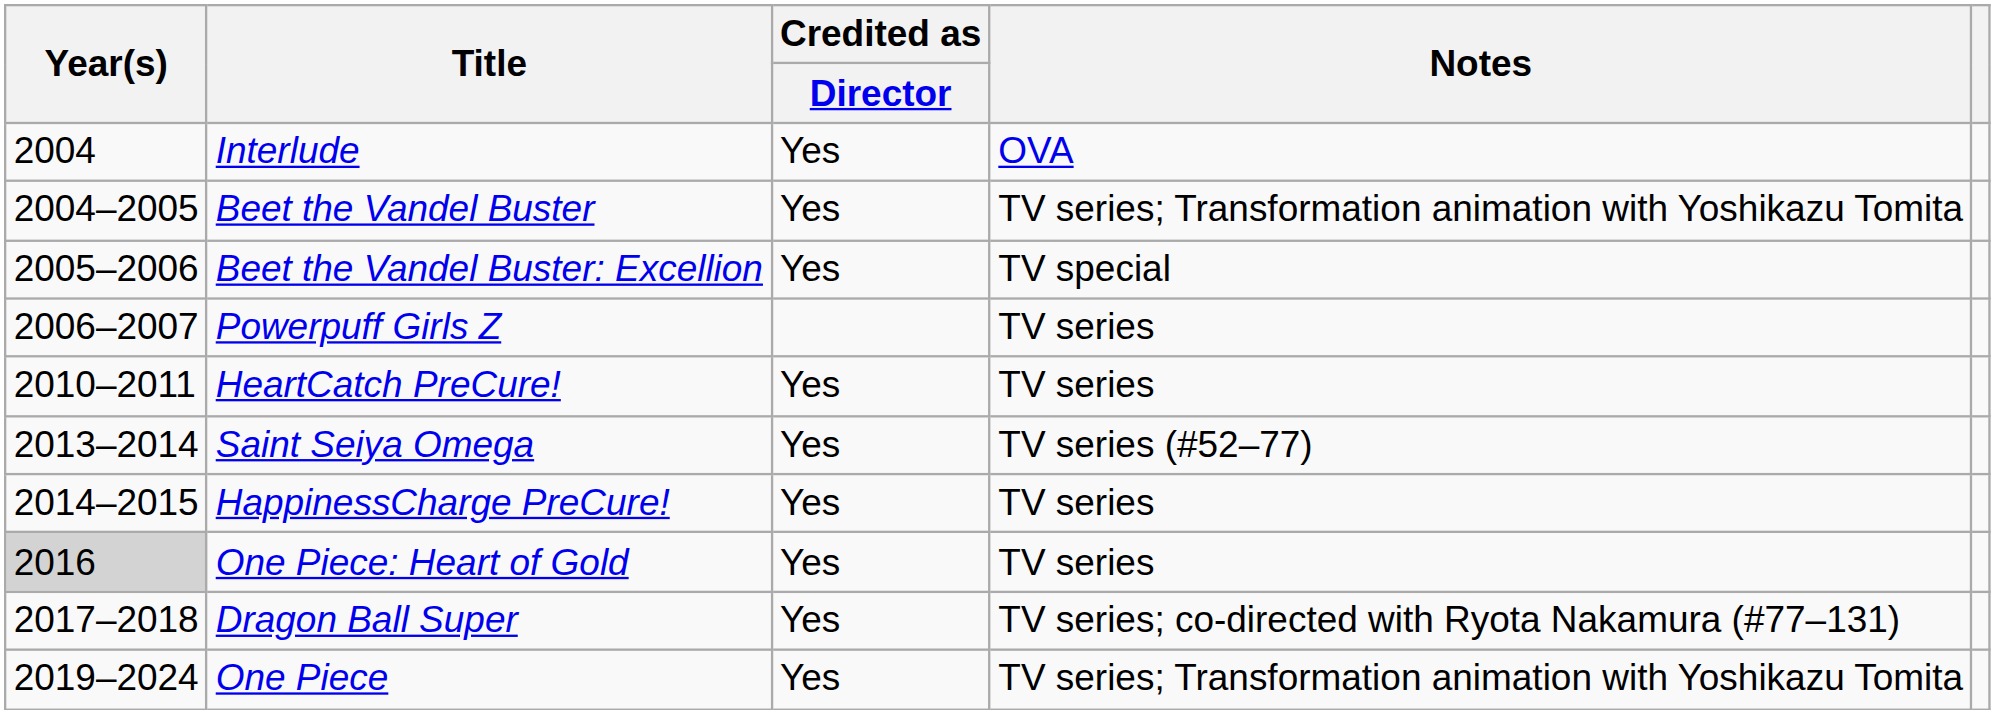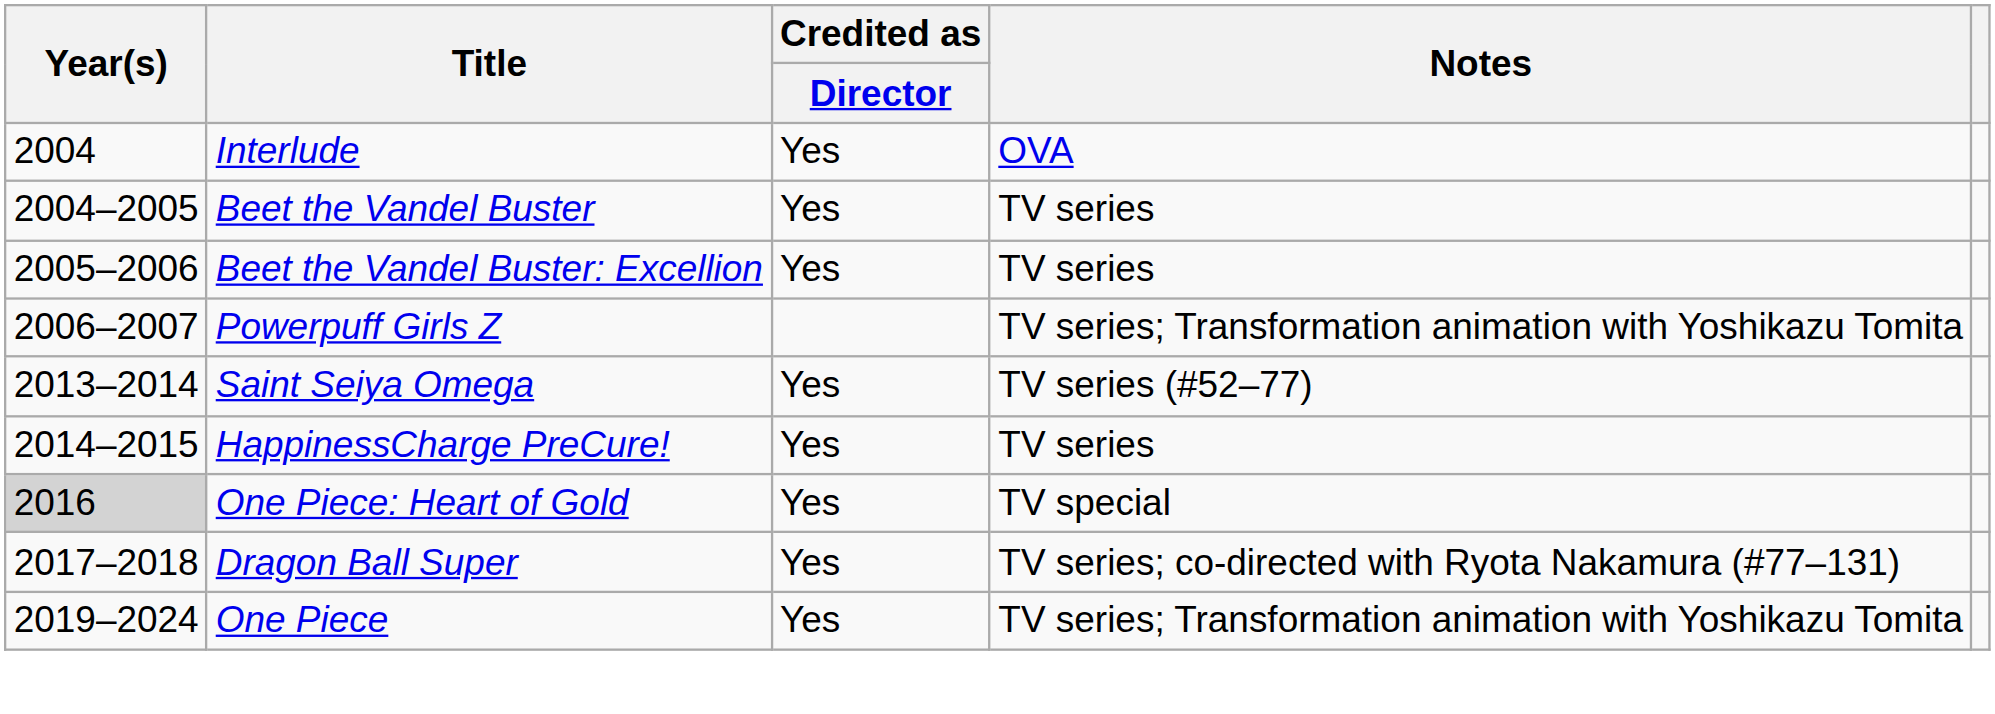(1481, 209) TV series; Transformation animation with Yoshikazu Tomita -> (1076, 209) TV series
(1085, 268) TV special -> (1076, 268) TV series
(1076, 326) TV series -> (1481, 326) TV series; Transformation animation with Yoshikazu Tomita
- row: (388, 385)
(1076, 561) TV series -> (1085, 502) TV special
